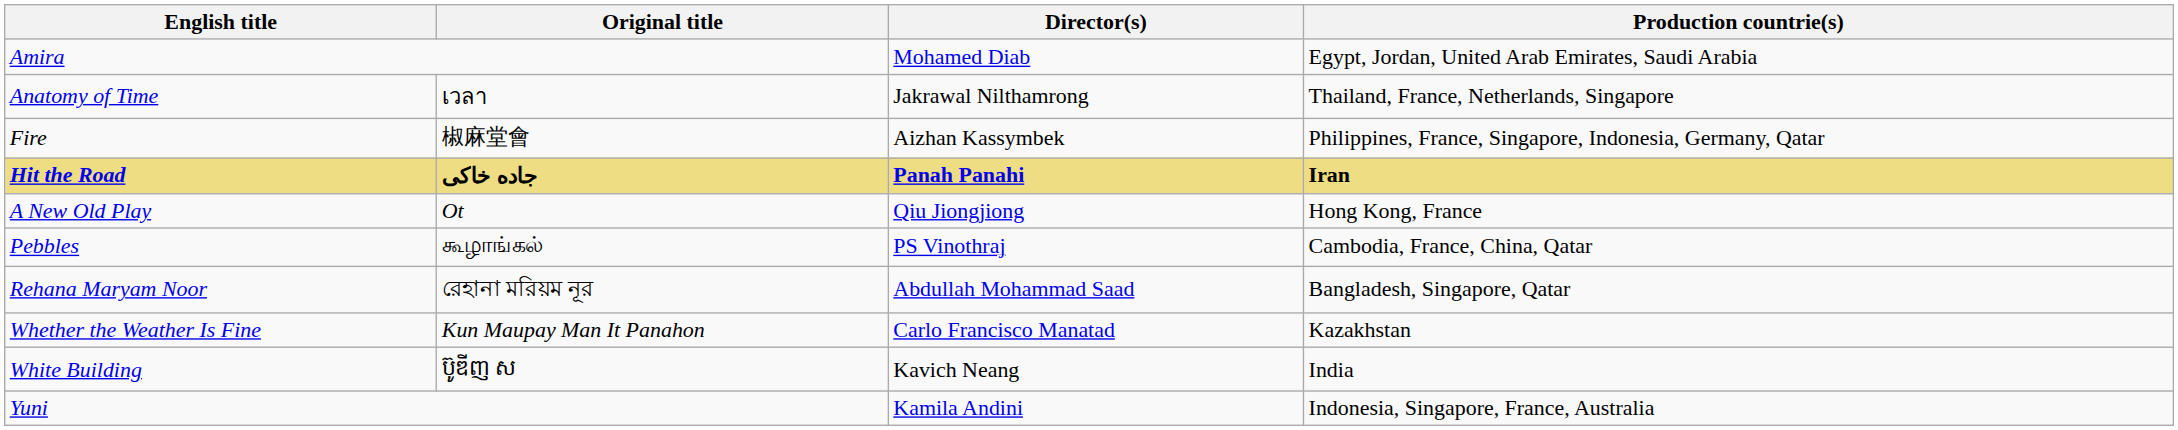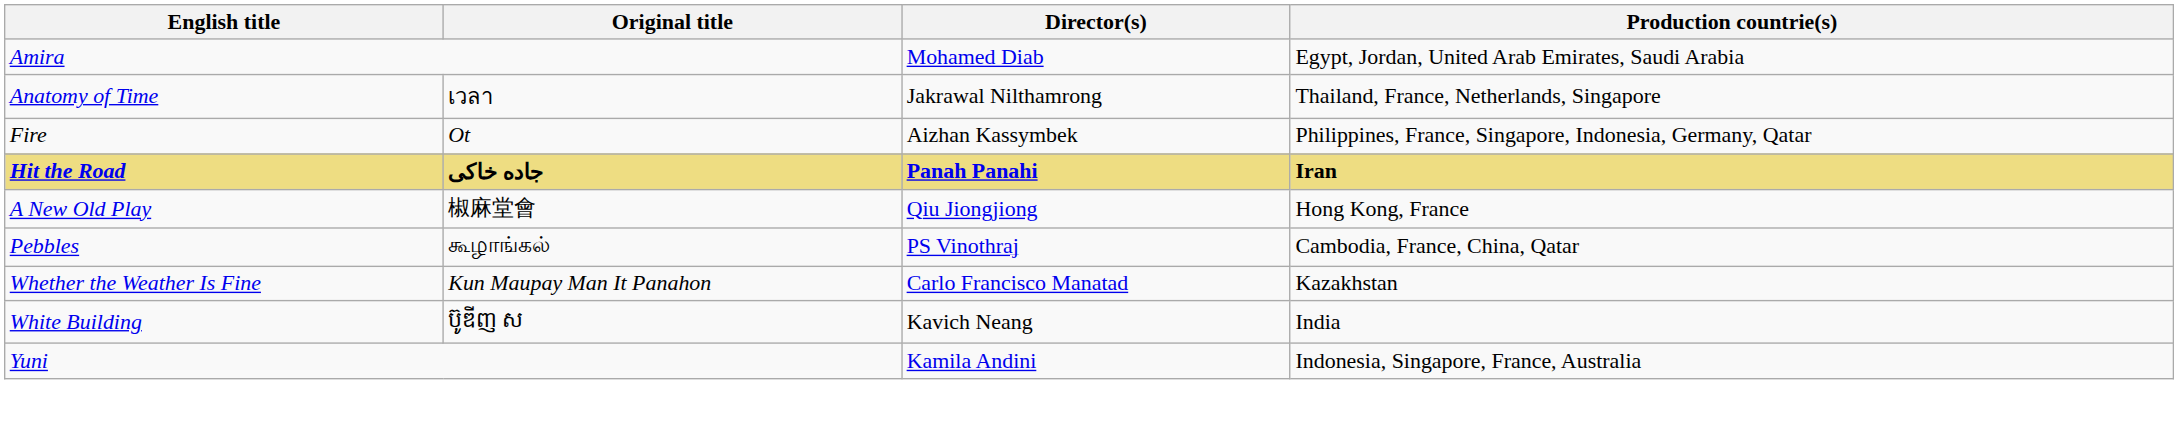(486, 137) 椒麻堂會 -> (459, 135) Ot
(453, 210) Ot -> (492, 208) 椒麻堂會
- row: (108, 289)
